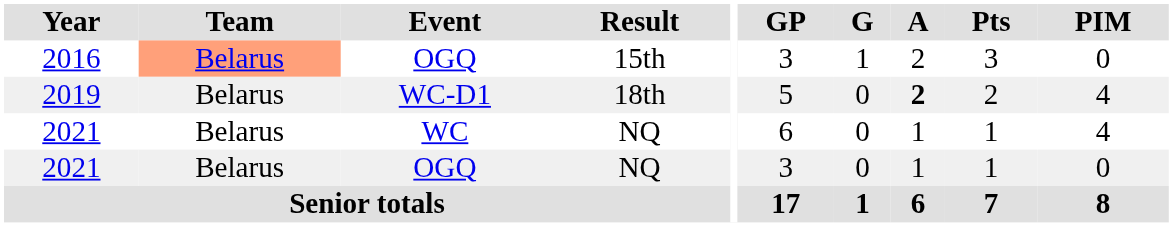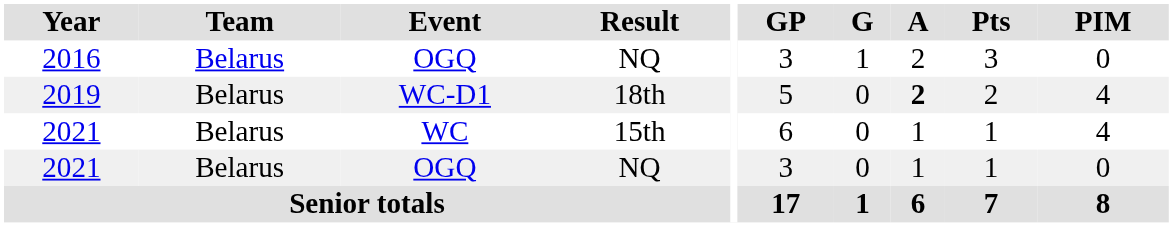(240, 58) lightsalmon background -> (240, 58) no background
(640, 58) 15th -> (640, 58) NQ
(640, 130) NQ -> (640, 130) 15th
